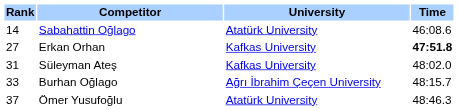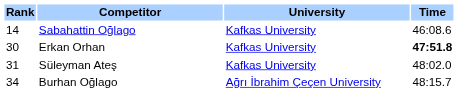(272, 30) Atatürk University -> (271, 30) Kafkas University
(12, 47) 27 -> (12, 47) 30
(12, 82) 33 -> (12, 82) 34
- row: (81, 100)
